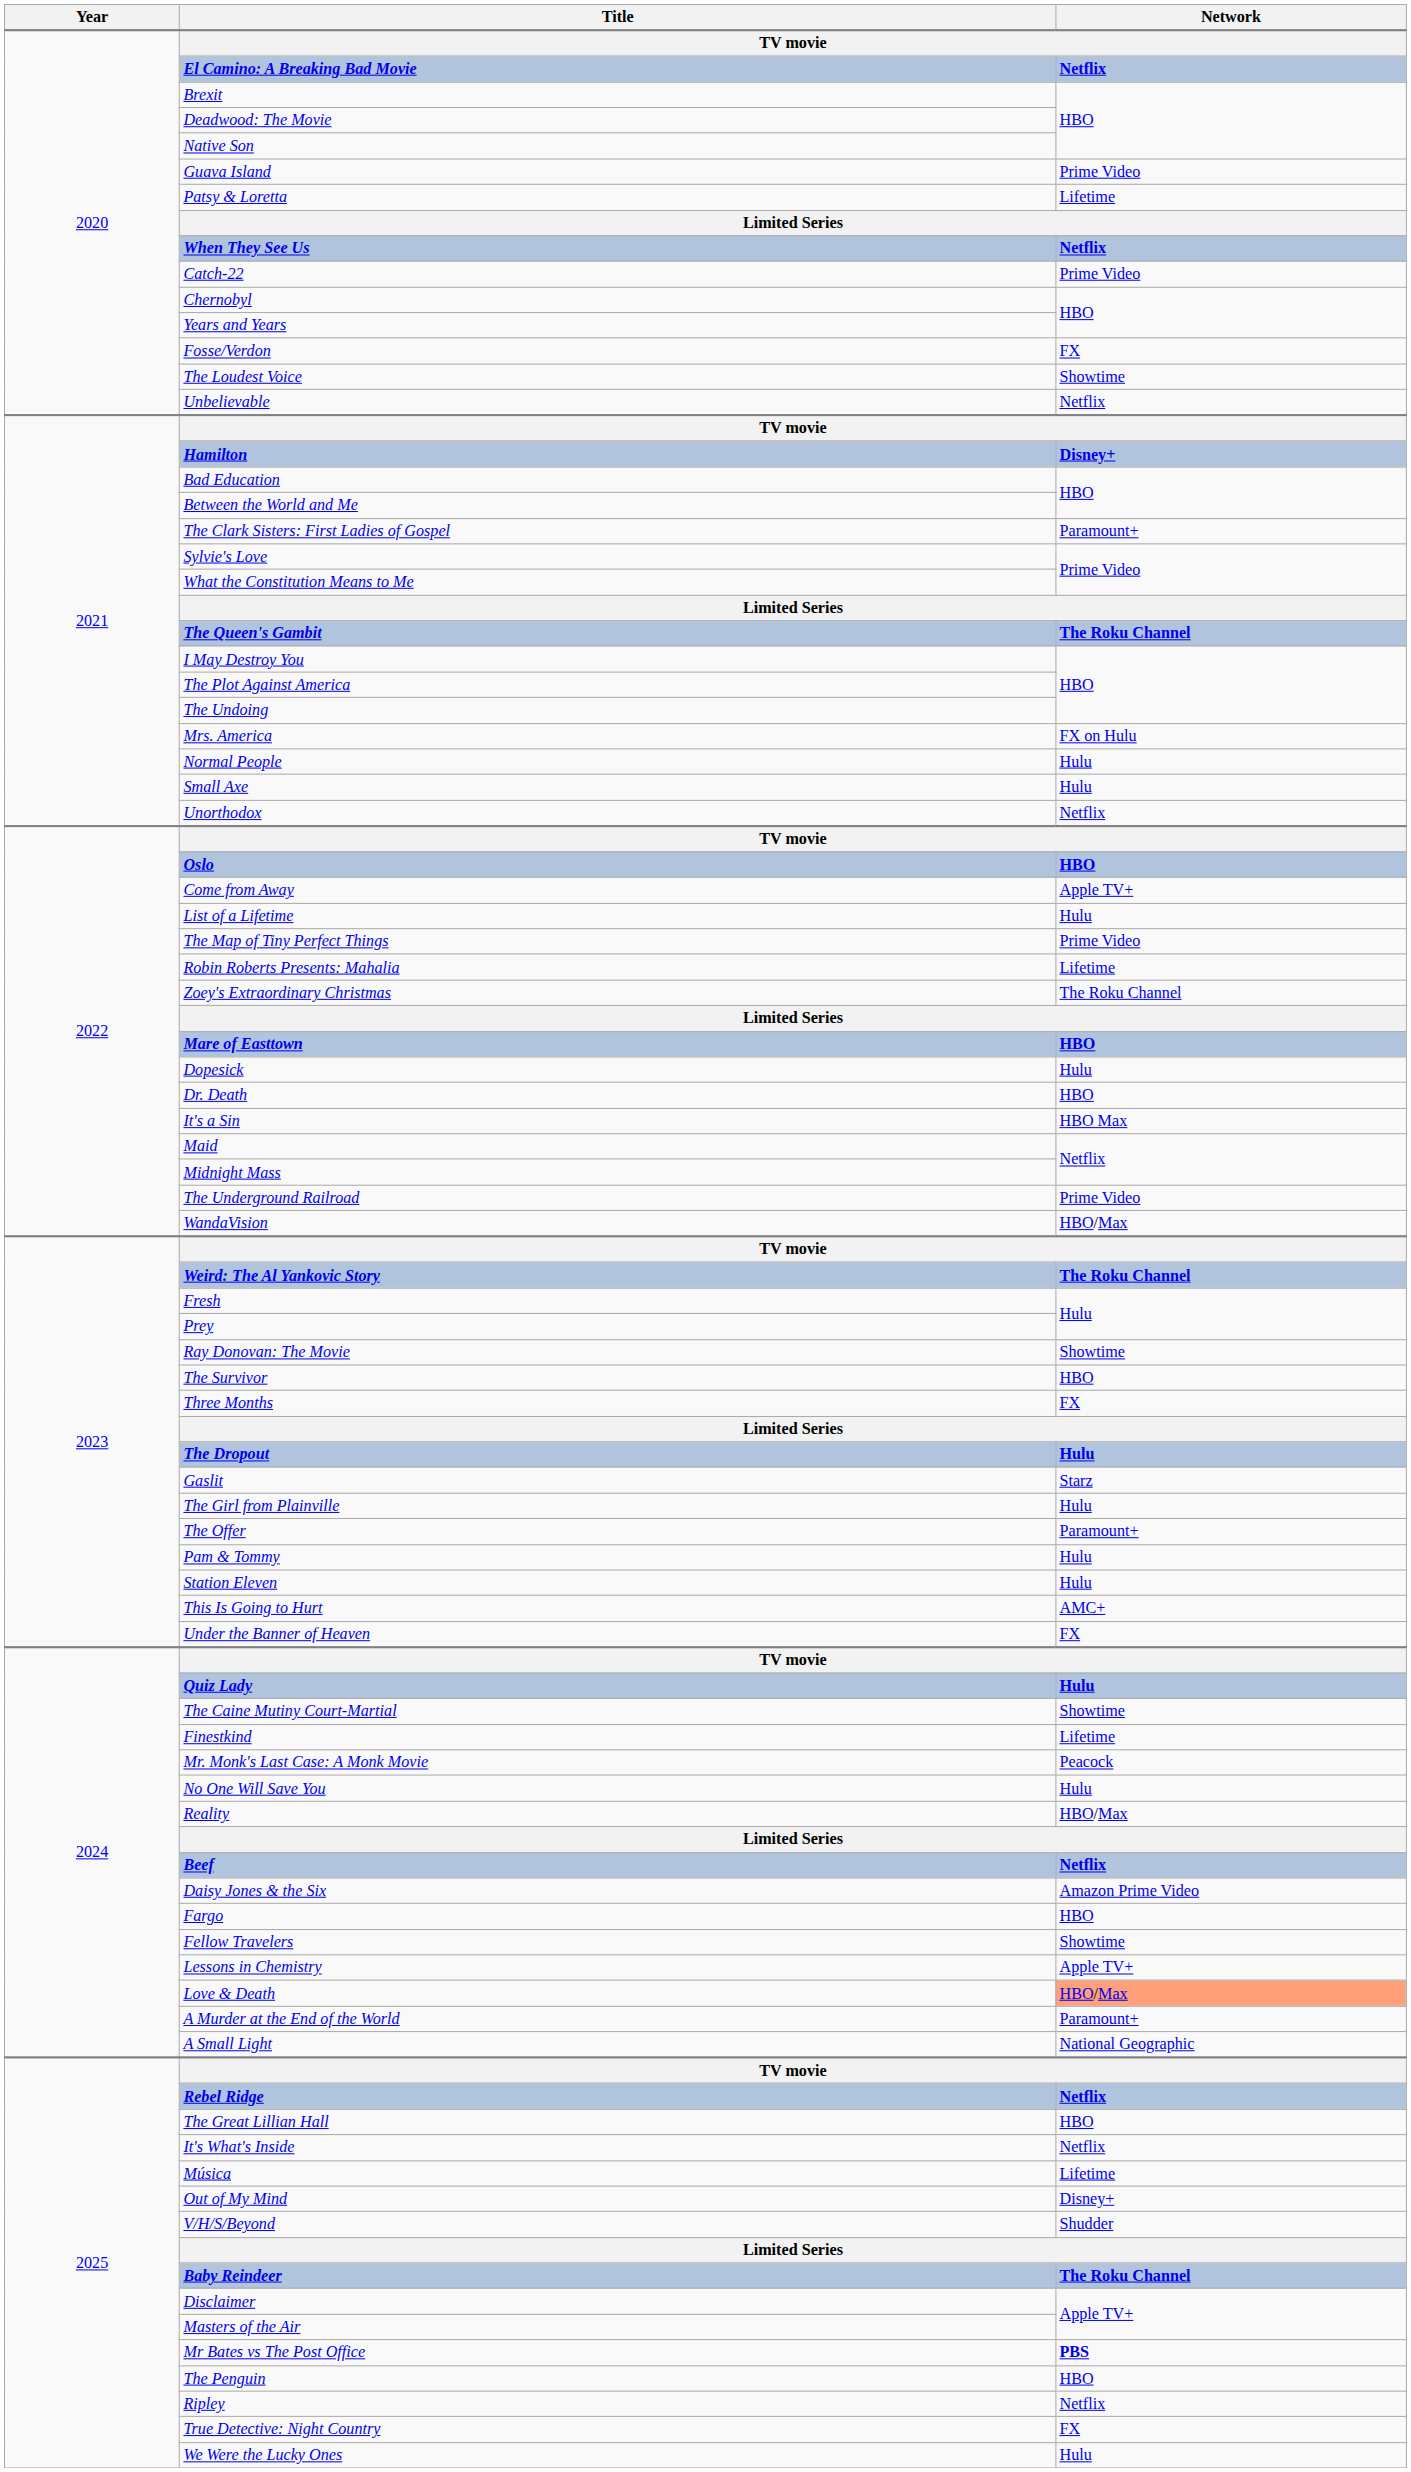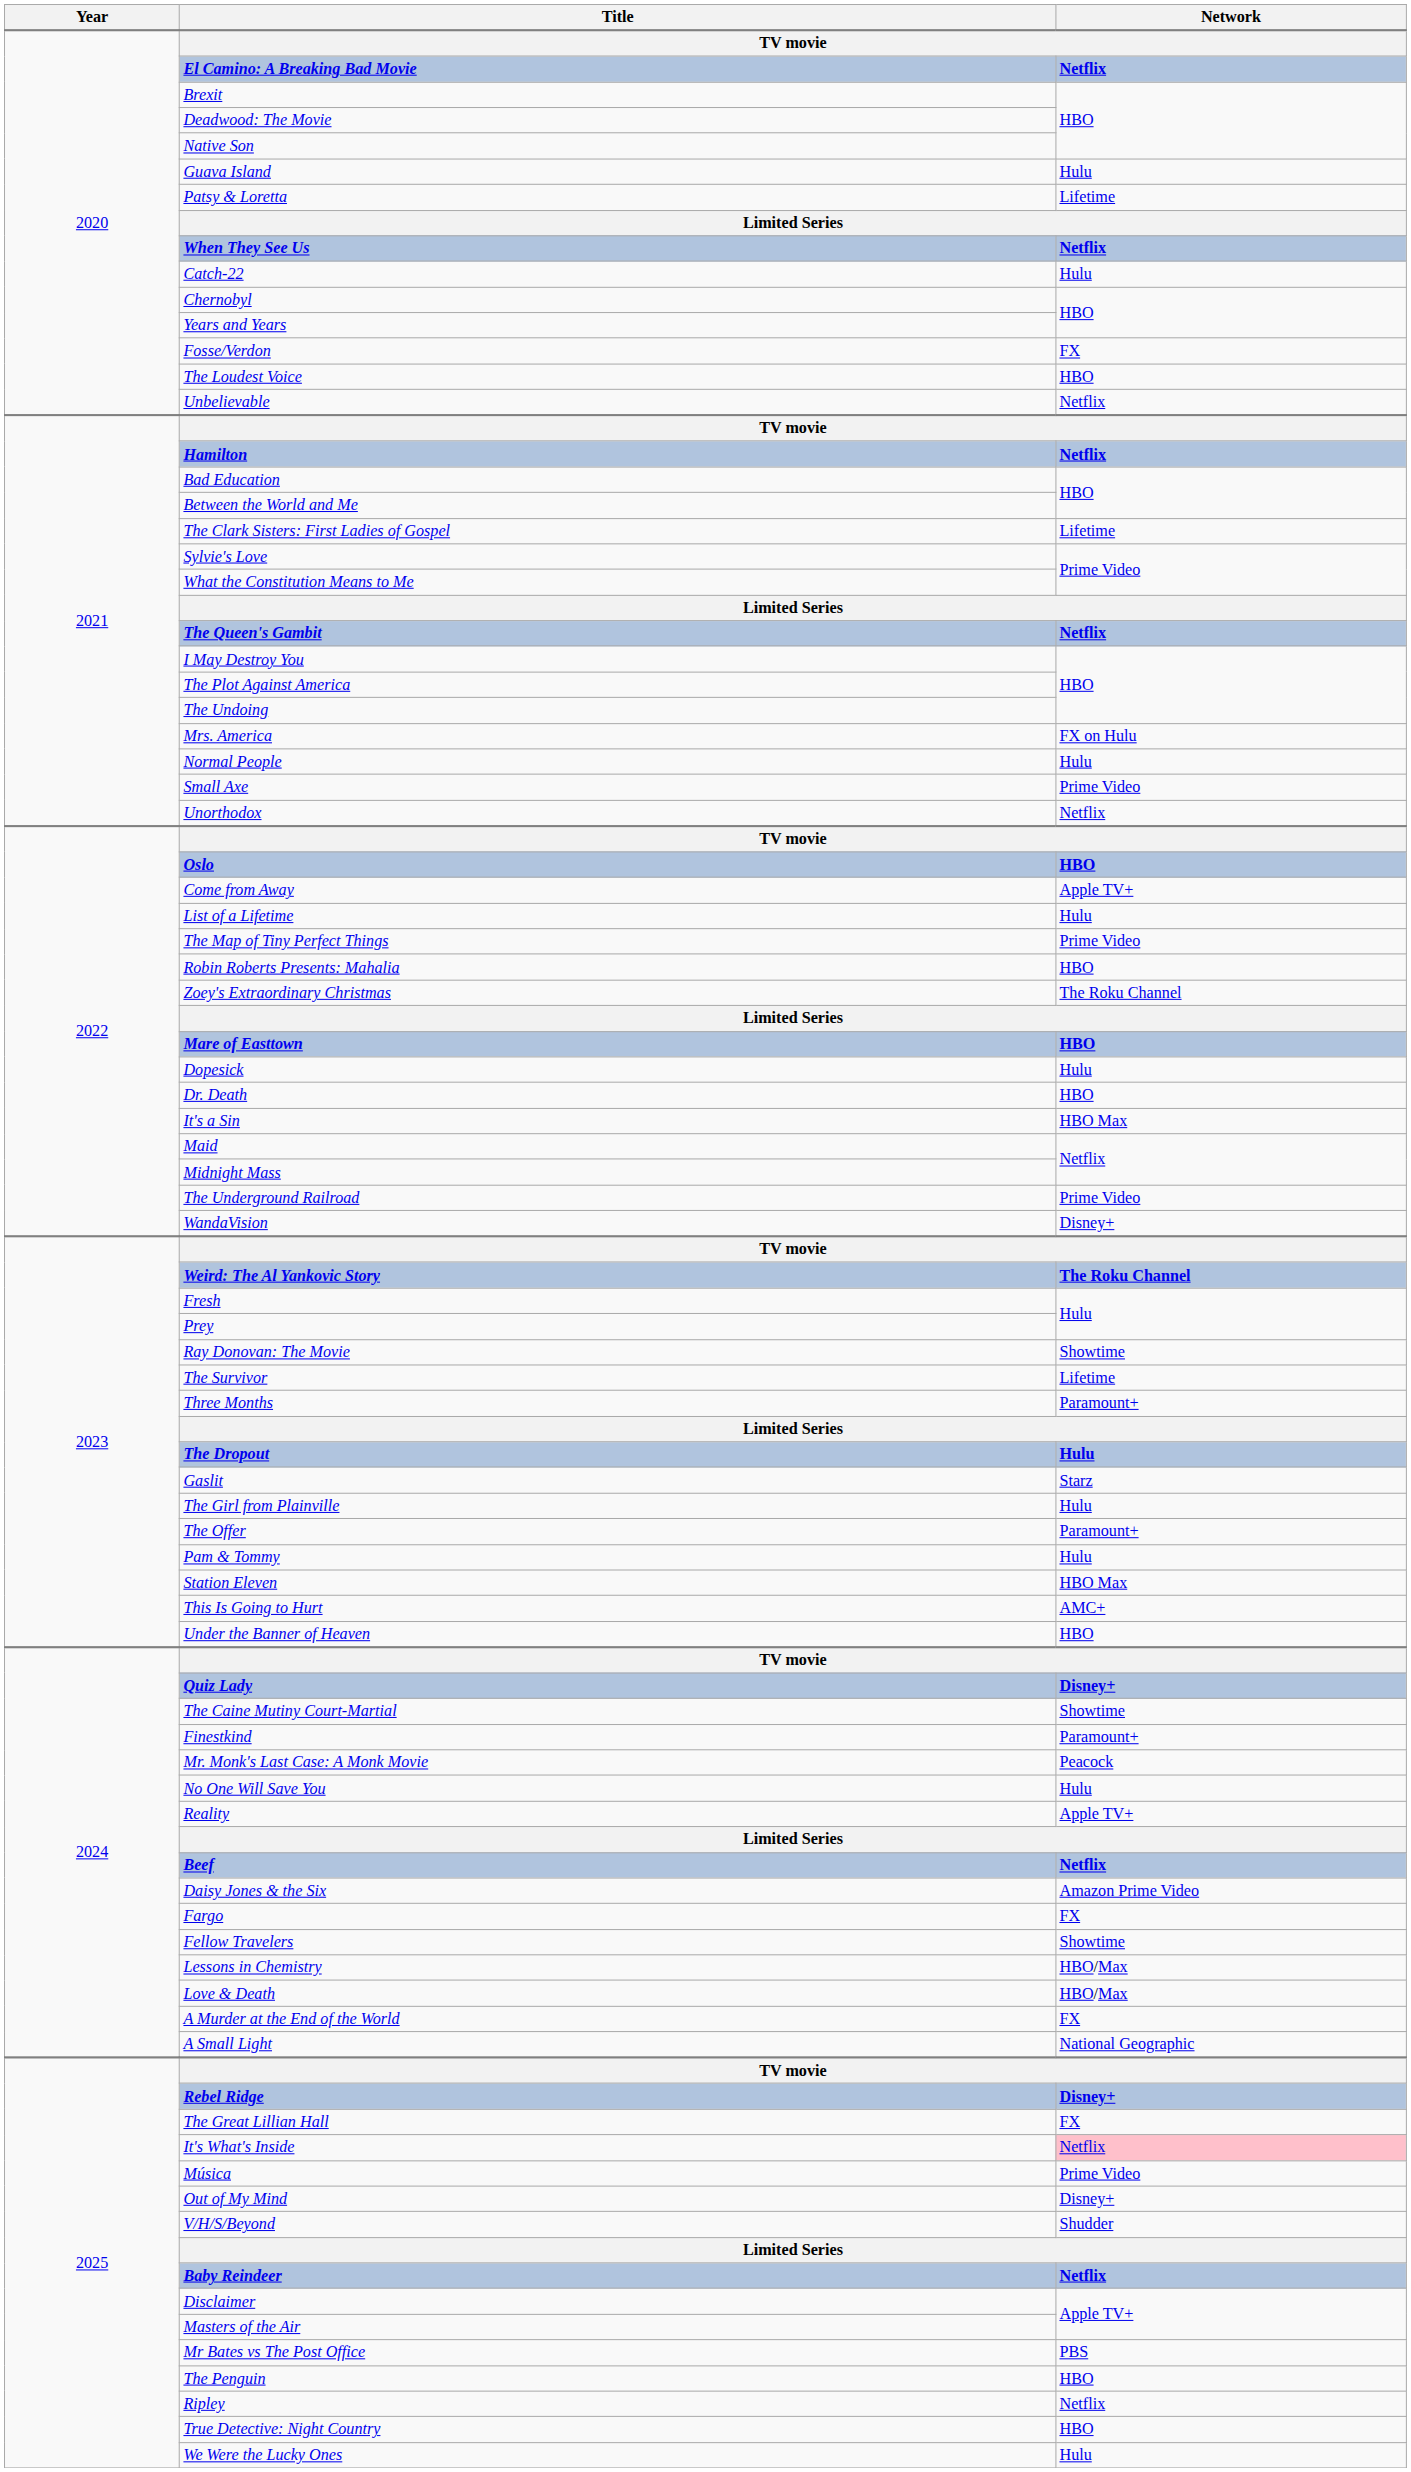(1100, 171) Prime Video -> (1076, 171) Hulu
(1100, 274) Prime Video -> (1076, 274) Hulu
(1092, 376) Showtime -> (1077, 376) HBO
(1087, 454) Disney+ -> (1083, 454) Netflix
(1099, 530) Paramount+ -> (1087, 530) Lifetime
(1125, 633) The Roku Channel -> (1083, 633) Netflix
(1076, 787) Hulu -> (1100, 787) Prime Video
(1087, 967) Lifetime -> (1077, 967) HBO
(1094, 1223) HBO/Max -> (1087, 1223) Disney+
(1077, 1377) HBO -> (1087, 1377) Lifetime
(1070, 1403) FX -> (1099, 1403) Paramount+
(1076, 1582) Hulu -> (1093, 1582) HBO Max
(1070, 1633) FX -> (1077, 1633) HBO
(1077, 1685) Hulu -> (1087, 1685) Disney+
(1087, 1736) Lifetime -> (1099, 1736) Paramount+
(1094, 1813) HBO/Max -> (1096, 1813) Apple TV+
(1077, 1916) HBO -> (1070, 1916) FX
(1096, 1967) Apple TV+ -> (1094, 1967) HBO/Max
(1094, 1993) lightsalmon background -> (1094, 1993) no background
(1099, 2018) Paramount+ -> (1070, 2018) FX
(1083, 2096) Netflix -> (1087, 2096) Disney+
(1077, 2121) HBO -> (1070, 2121) FX
(1082, 2147) no background -> (1082, 2147) pink background
(1087, 2173) Lifetime -> (1100, 2173) Prime Video
(1125, 2275) The Roku Channel -> (1083, 2275) Netflix
(1074, 2352) bold -> (1074, 2352) normal
(1070, 2429) FX -> (1077, 2429) HBO
